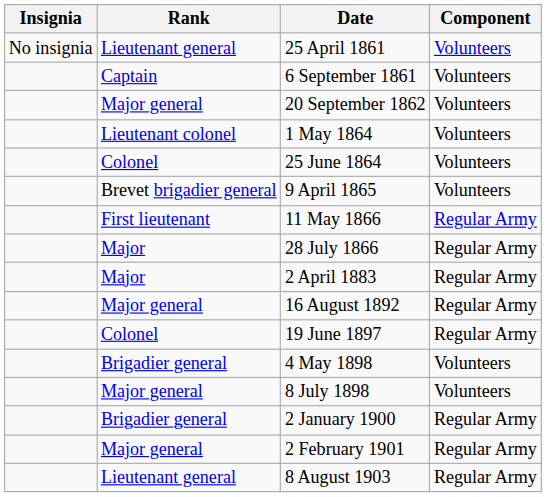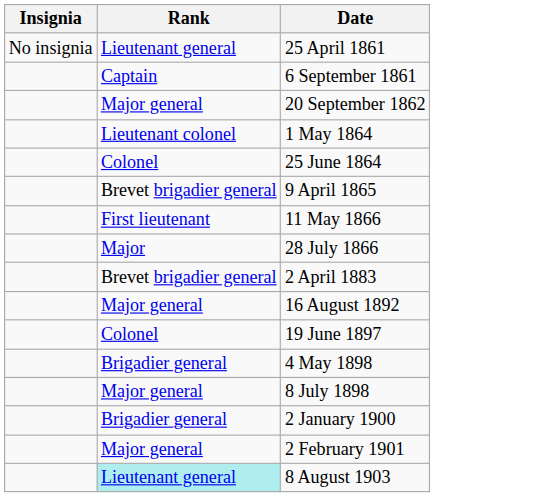- column: (485, 18)
(123, 276) Major -> (189, 276) Brevet brigadier general
(168, 477) no background -> (168, 477) paleturquoise background
